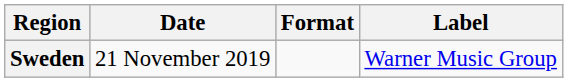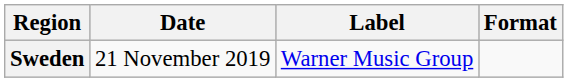columns swapped: (317, 22) <-> (461, 22)
